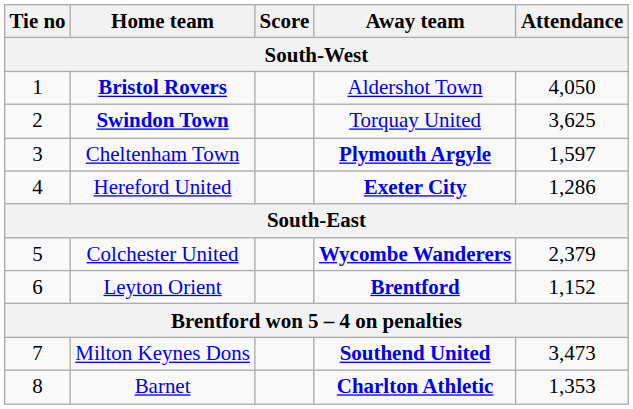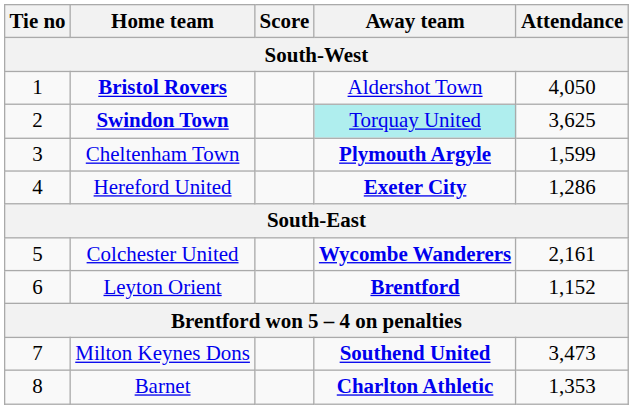(415, 120) no background -> (415, 120) paleturquoise background
(572, 154) 1,597 -> (572, 154) 1,599
(572, 253) 2,379 -> (572, 253) 2,161
